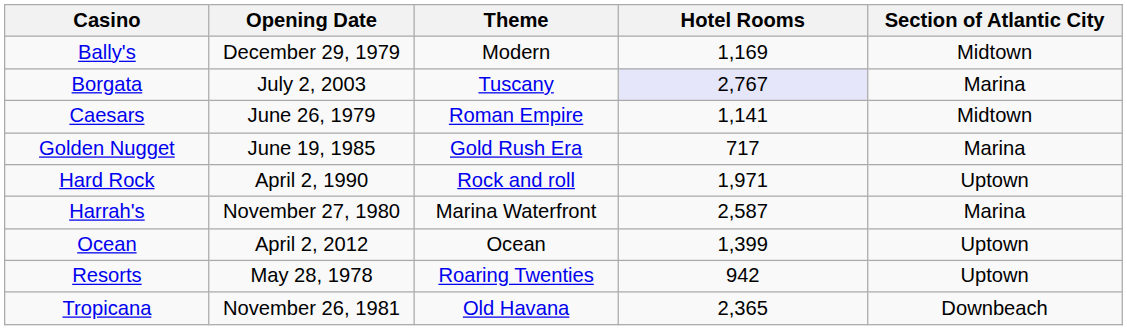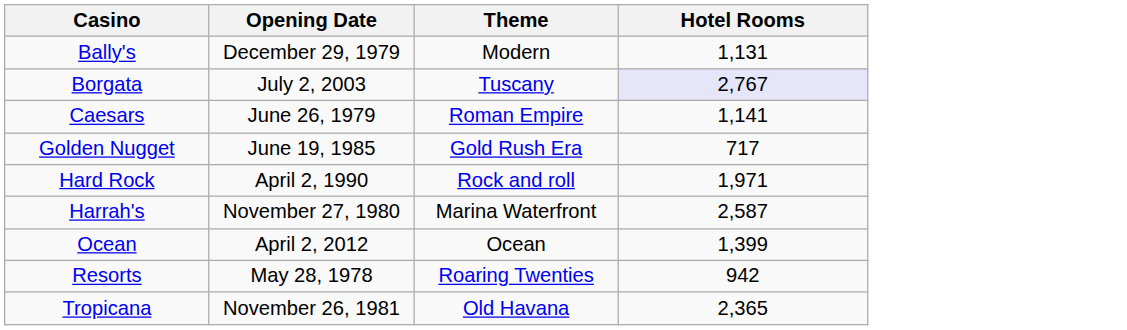- column: (995, 20)
(743, 52) 1,169 -> (743, 52) 1,131
